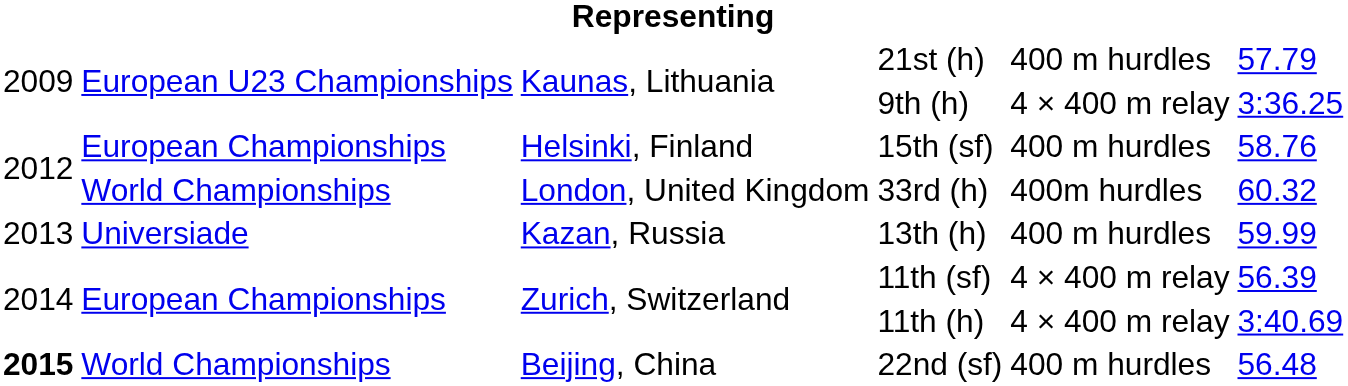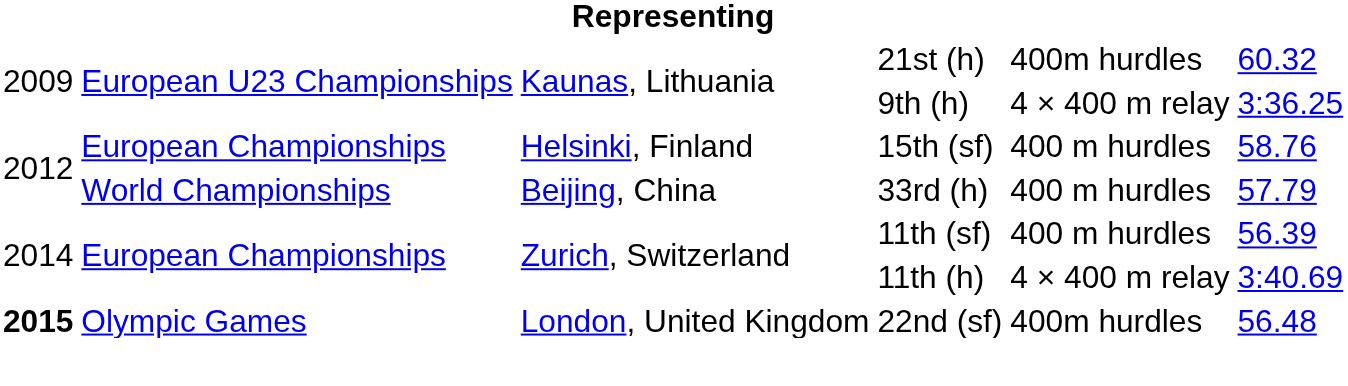(1111, 59) 400 m hurdles -> (1106, 59) 400m hurdles
(1277, 59) 57.79 -> (1277, 59) 60.32
(695, 190) London, United Kingdom -> (618, 190) Beijing, China
(1106, 190) 400m hurdles -> (1111, 190) 400 m hurdles
(1277, 190) 60.32 -> (1277, 190) 57.79
- row: (932, 234)
(1120, 277) 4 × 400 m relay -> (1111, 234) 400 m hurdles
(236, 364) World Championships -> (194, 321) Olympic Games
(618, 364) Beijing, China -> (695, 321) London, United Kingdom
(1111, 364) 400 m hurdles -> (1106, 321) 400m hurdles
